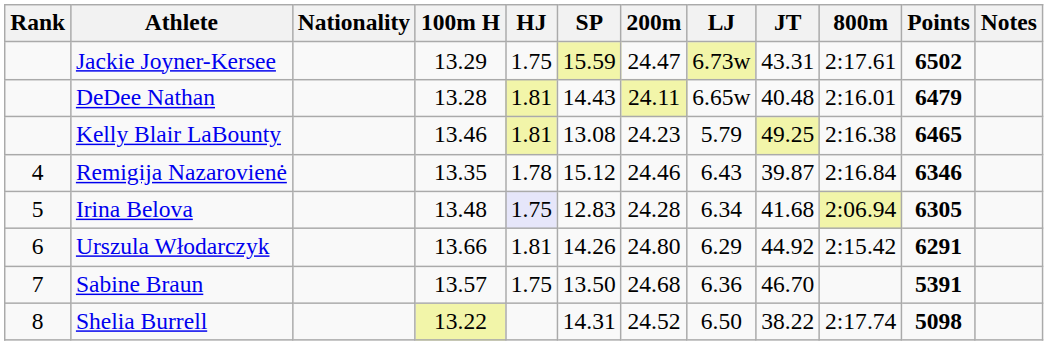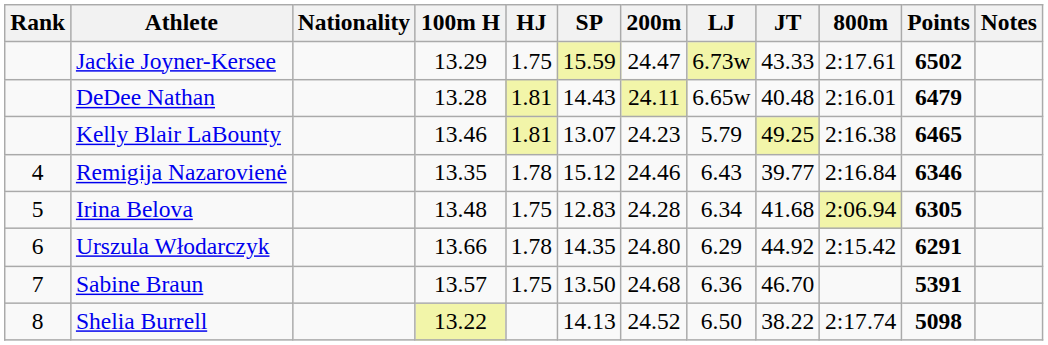(788, 60) 43.31 -> (788, 60) 43.33
(589, 135) 13.08 -> (589, 135) 13.07
(788, 172) 39.87 -> (788, 172) 39.77
(531, 209) lavender background -> (531, 209) no background
(531, 246) 1.81 -> (531, 246) 1.78
(589, 246) 14.26 -> (589, 246) 14.35
(589, 321) 14.31 -> (589, 321) 14.13
